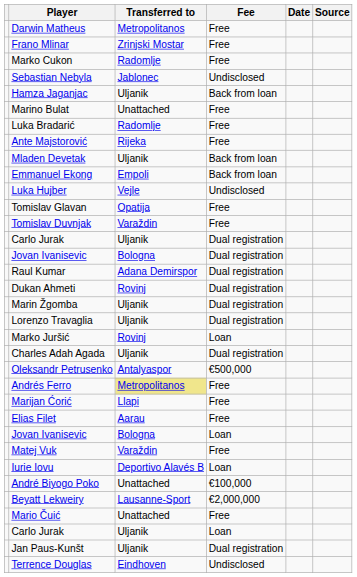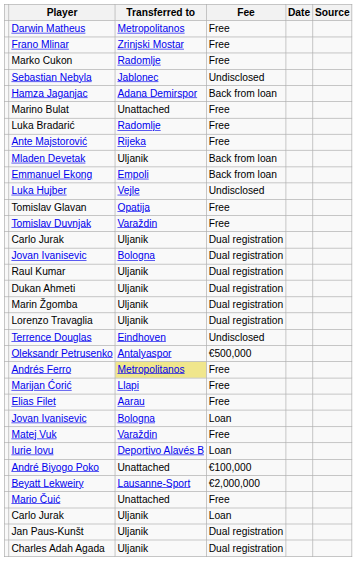(133, 93) Uljanik -> (157, 93) Adana Demirspor
(157, 272) Adana Demirspor -> (133, 272) Uljanik
(132, 288) Rovinj -> (133, 288) Uljanik
- row: (40, 337)
rows swapped: (52, 564) <-> (58, 353)
